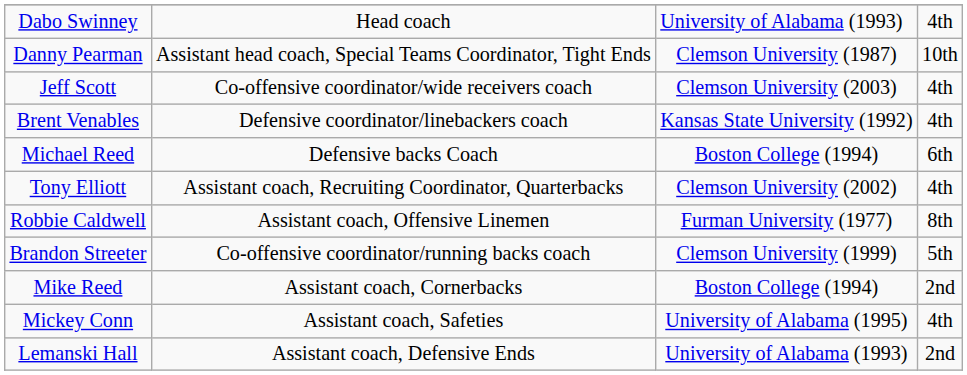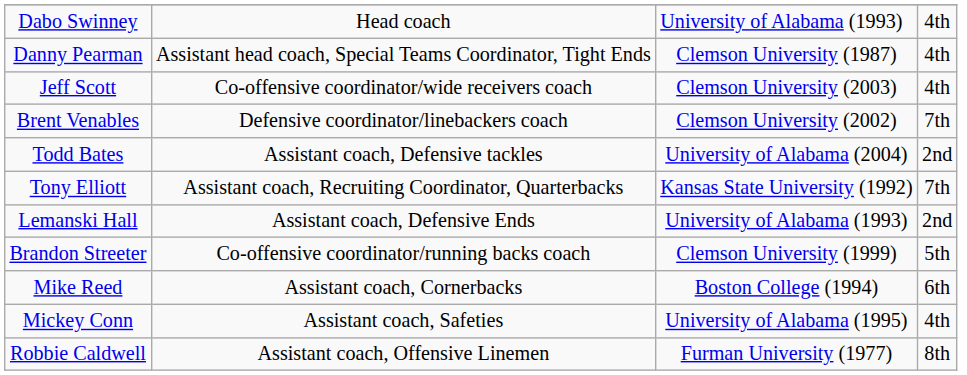(940, 54) 10th -> (937, 54) 4th
(786, 121) Kansas State University (1992) -> (786, 121) Clemson University (2002)
(940, 121) 4th -> (937, 121) 7th
- row: (78, 154)
+ row: (78, 154)
(786, 187) Clemson University (2002) -> (786, 187) Kansas State University (1992)
(940, 187) 4th -> (937, 187) 7th
rows swapped: (78, 221) <-> (78, 354)
(940, 287) 2nd -> (937, 287) 6th
